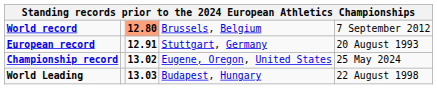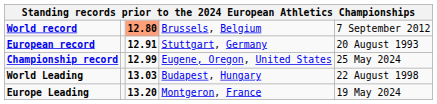(142, 60) 13.02 -> (142, 60) 12.99
+ row: (48, 92)
